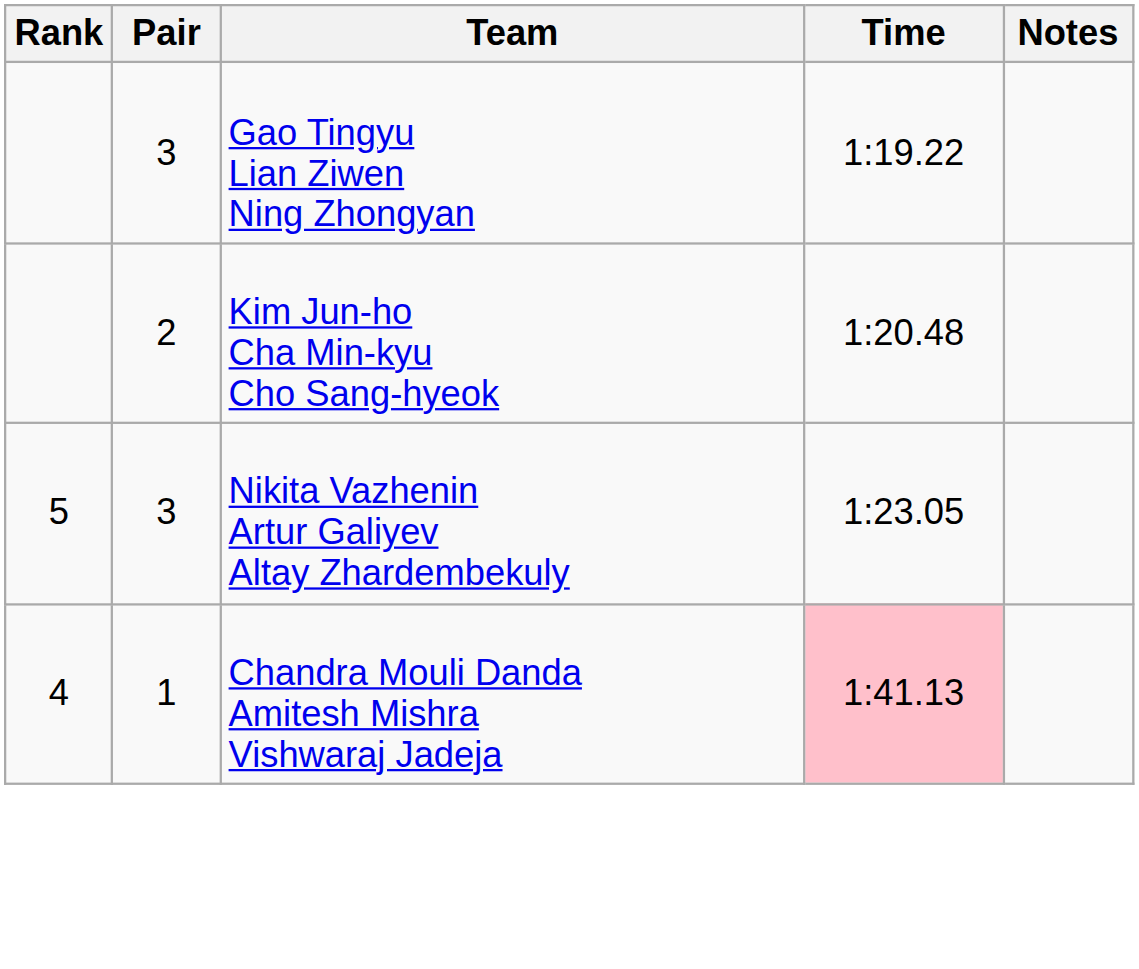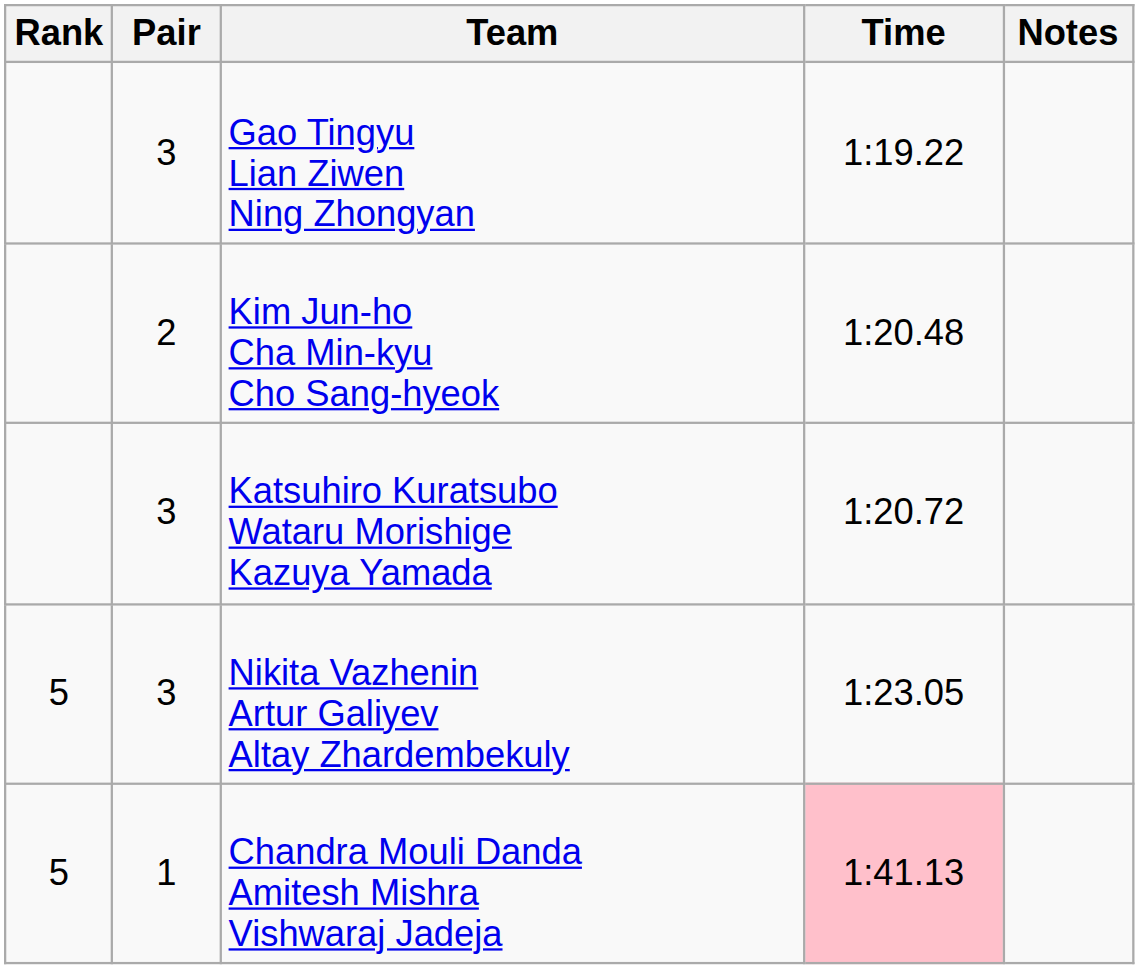+ row: (393, 532)
(59, 692) 4 -> (59, 872) 5
